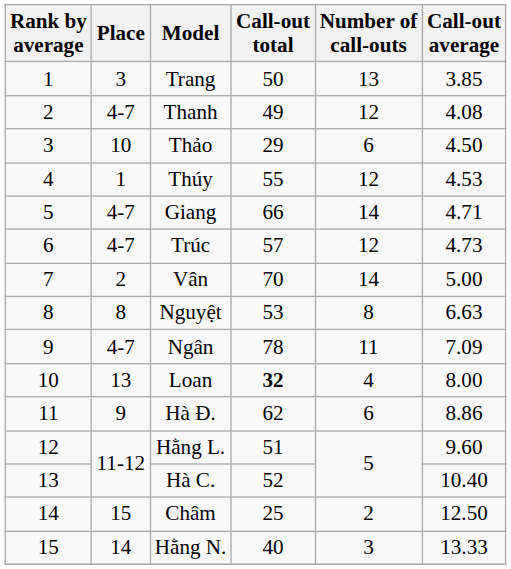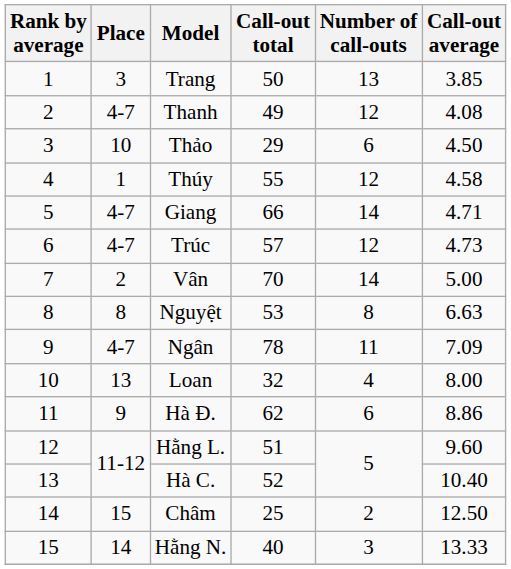(464, 178) 4.53 -> (464, 178) 4.58
(273, 379) bold -> (273, 379) normal
